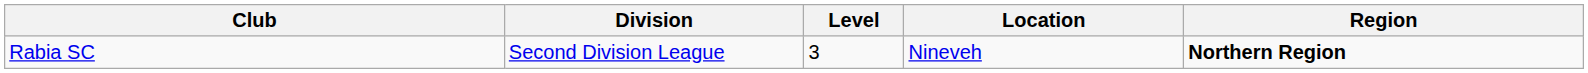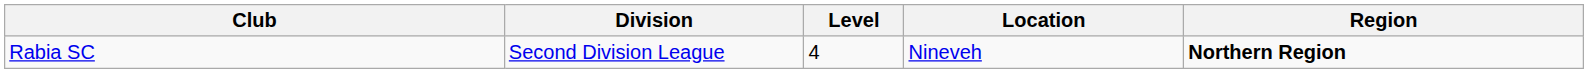(814, 52) 3 -> (814, 52) 4
